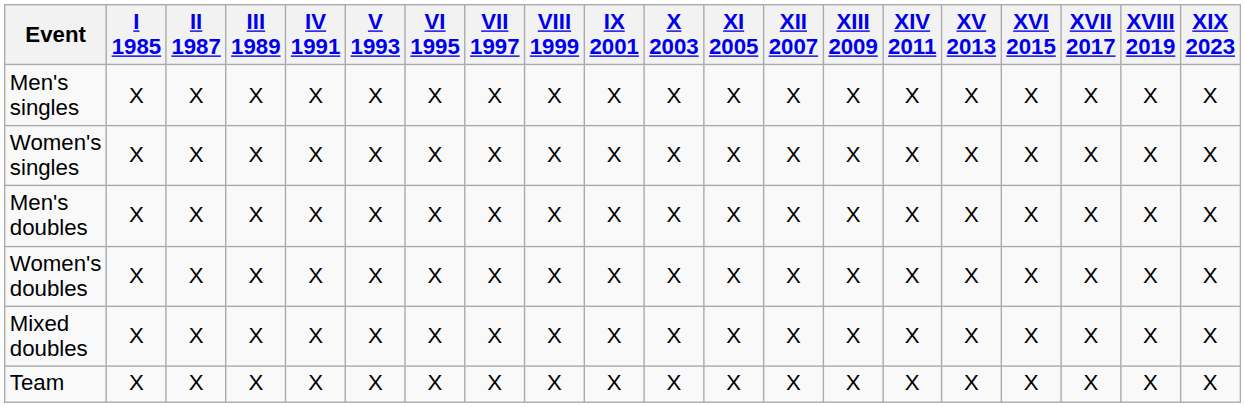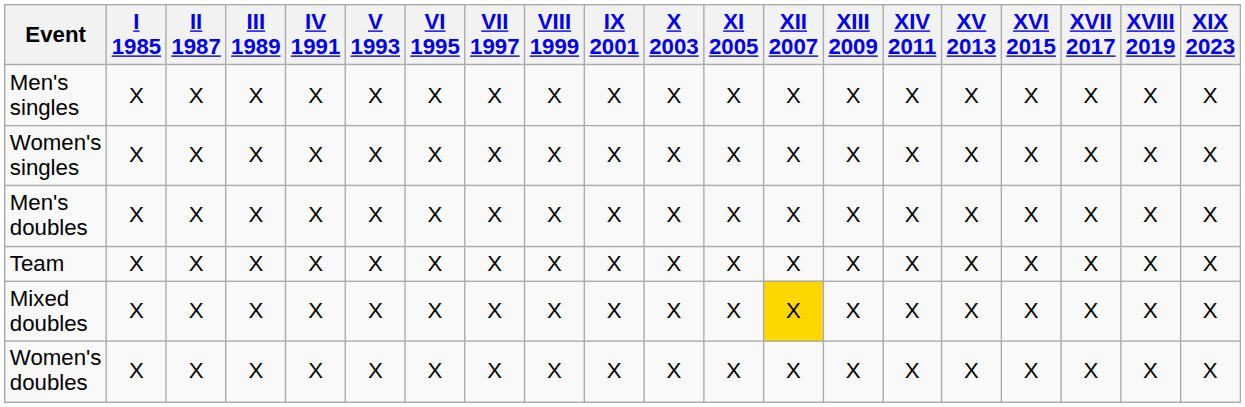rows swapped: (56, 275) <-> (37, 383)
(793, 336) no background -> (793, 311) gold background
